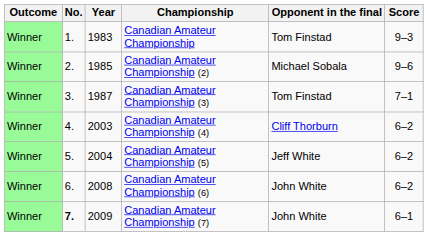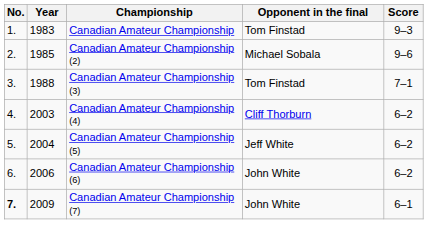- column: (33, 13)
(100, 96) 1987 -> (42, 84) 1988
(100, 186) 2008 -> (42, 174) 2006
